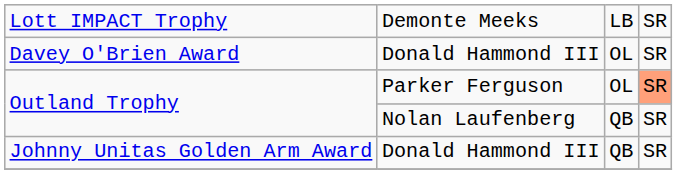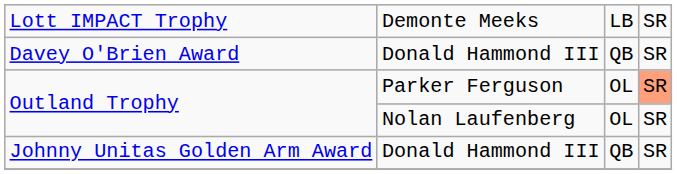(621, 54) OL -> (621, 54) QB
(621, 120) QB -> (621, 120) OL
